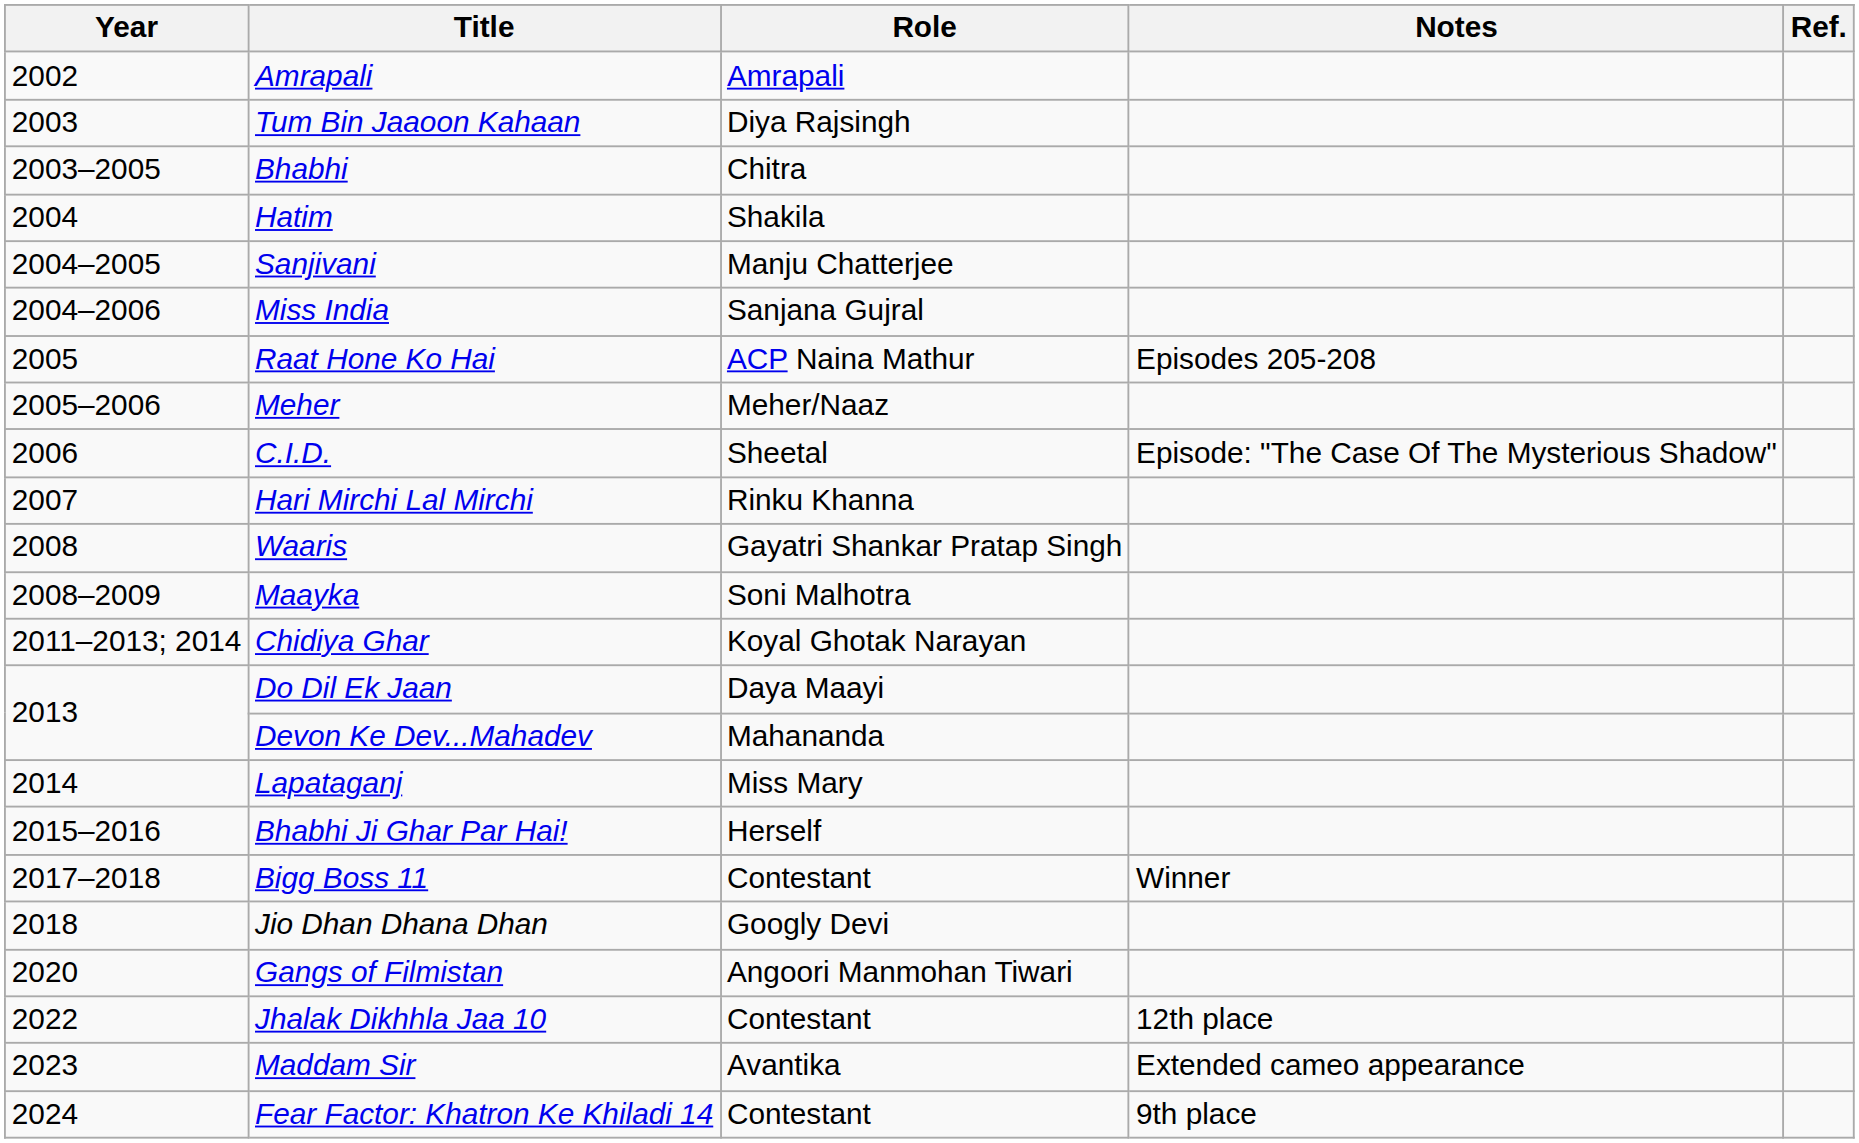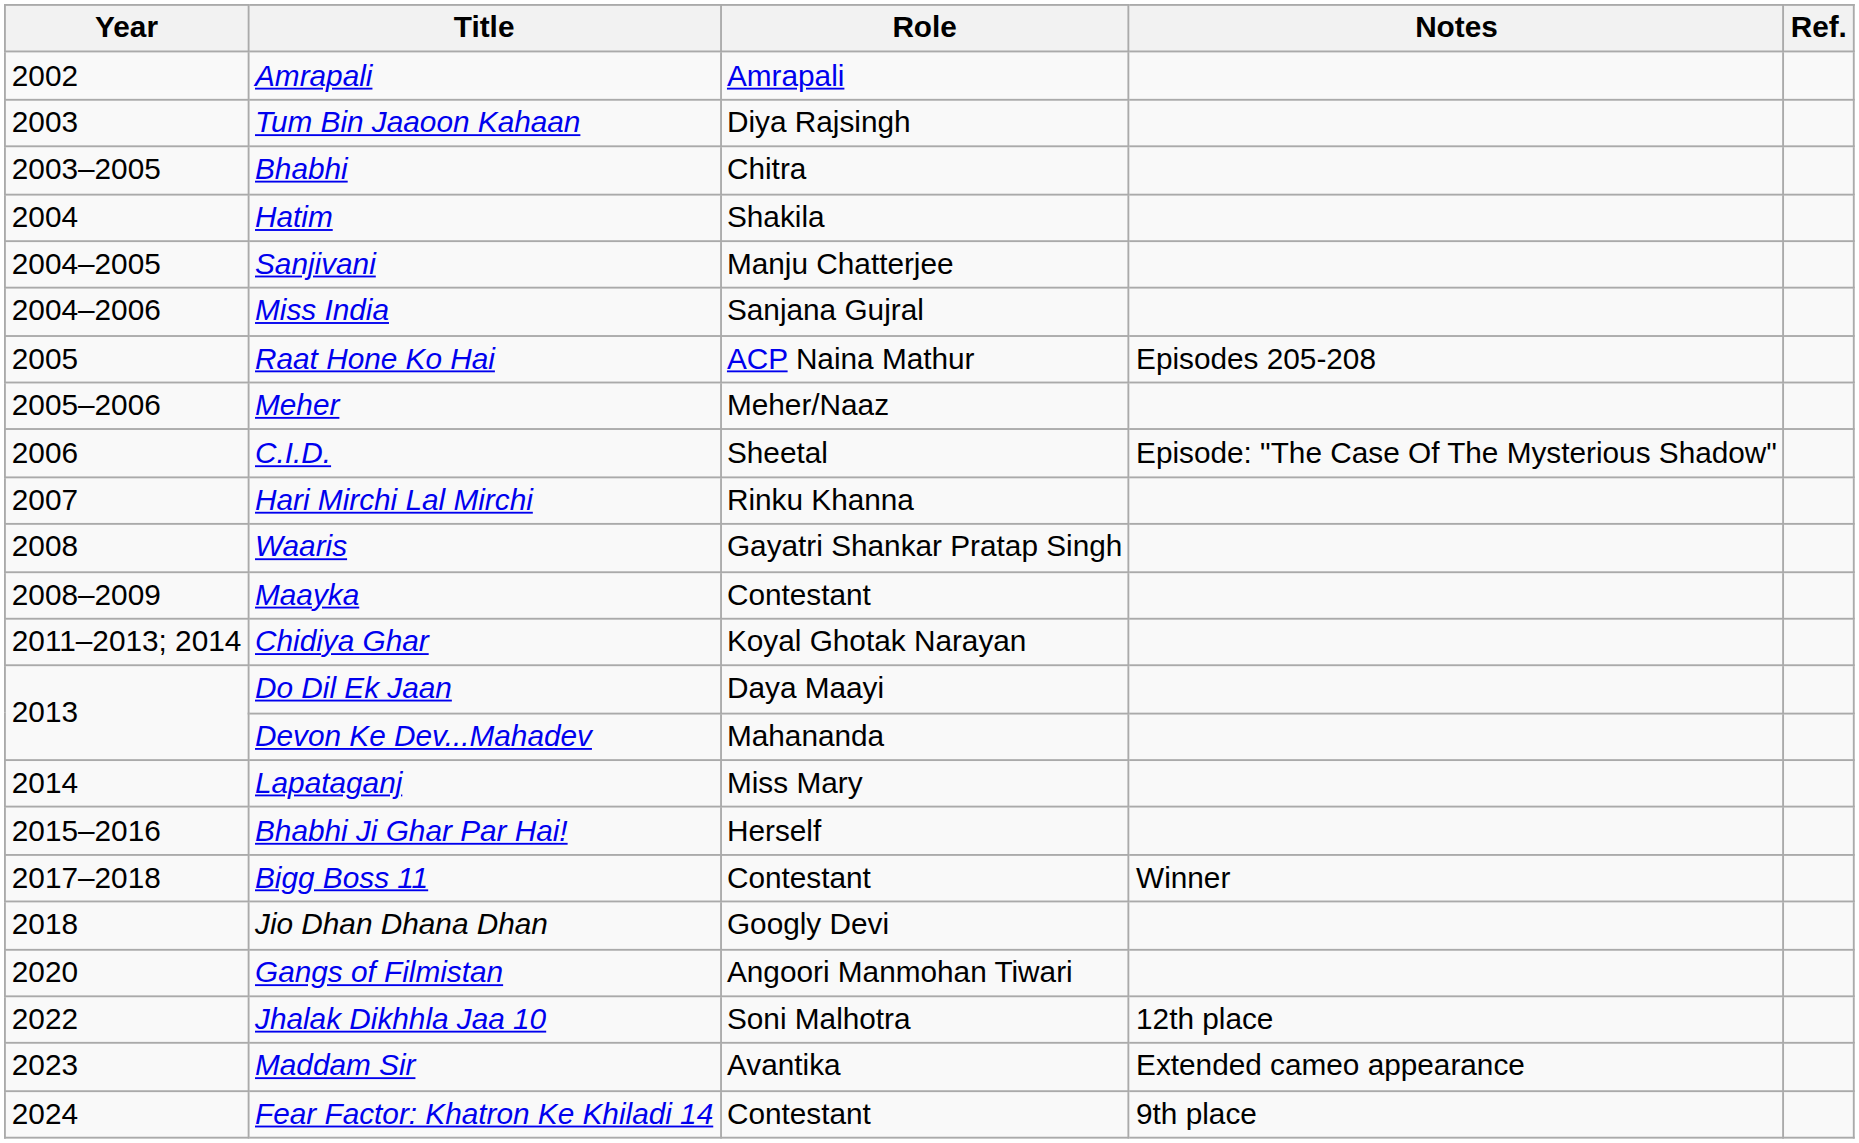(819, 594) Soni Malhotra -> (799, 594) Contestant
(799, 1019) Contestant -> (819, 1019) Soni Malhotra
